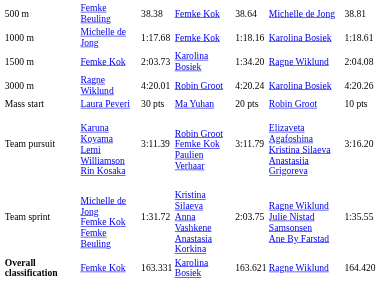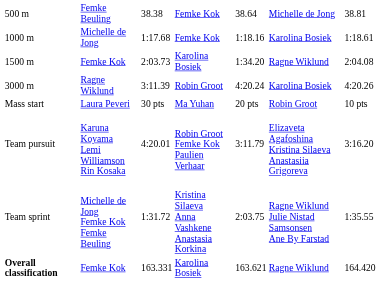(156, 85) 4:20.01 -> (155, 85) 3:11.39
(155, 144) 3:11.39 -> (156, 144) 4:20.01
